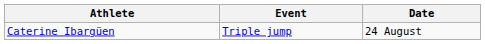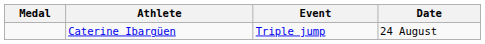+ column: (35, 13)
